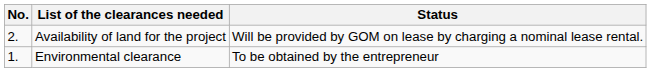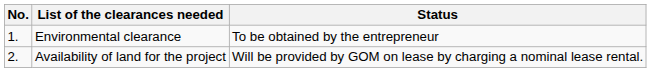rows swapped: (108, 57) <-> (130, 36)
